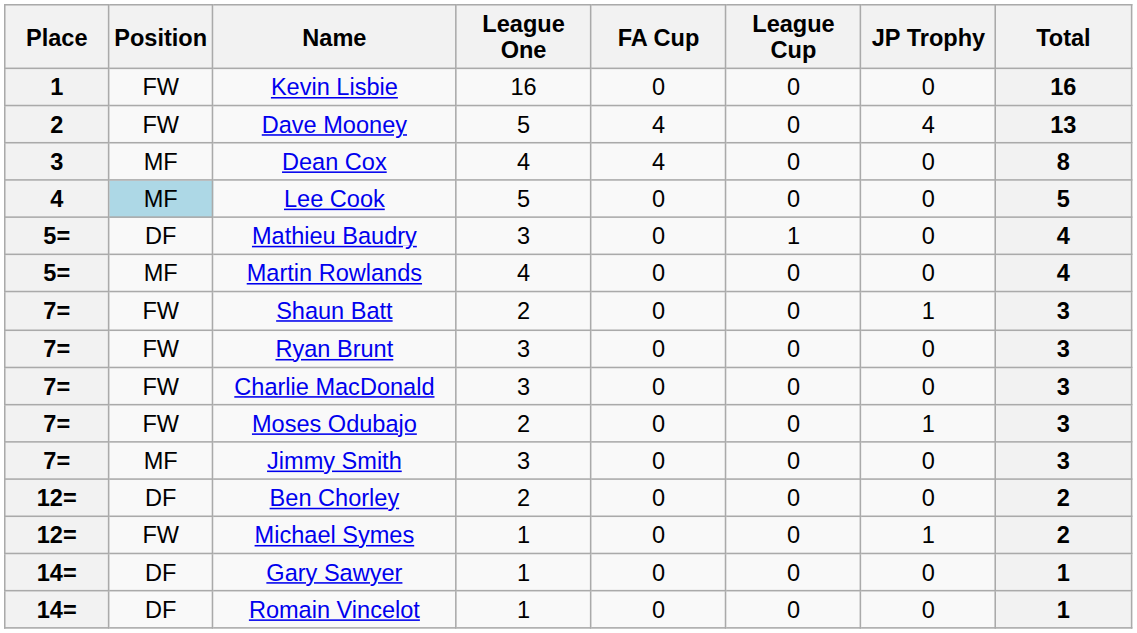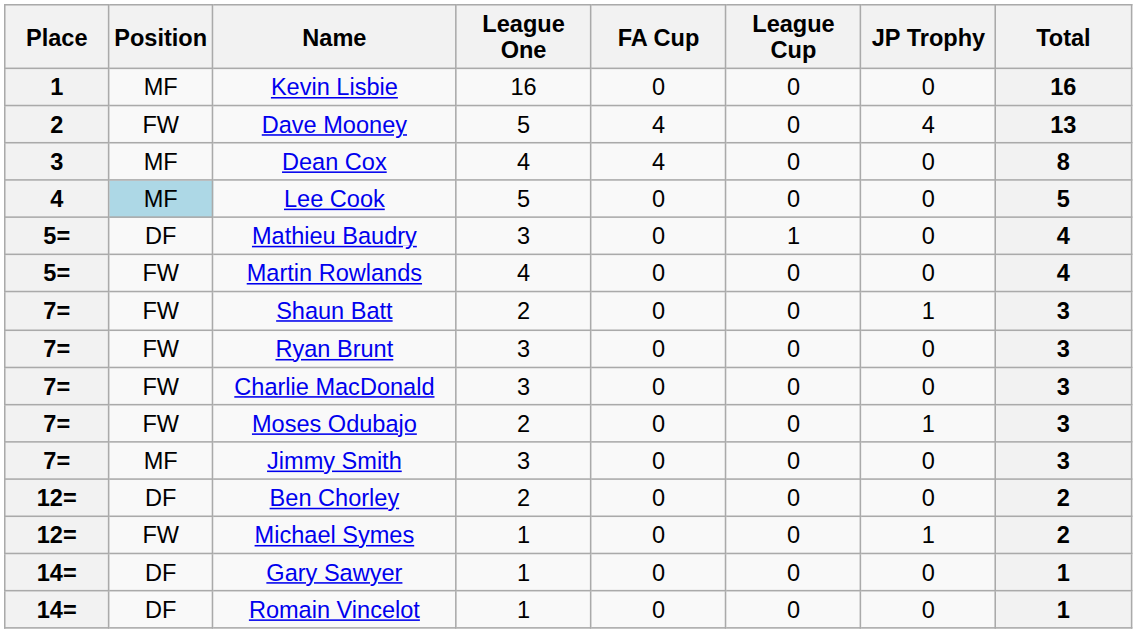(161, 87) FW -> (161, 87) MF
(161, 274) MF -> (161, 274) FW
